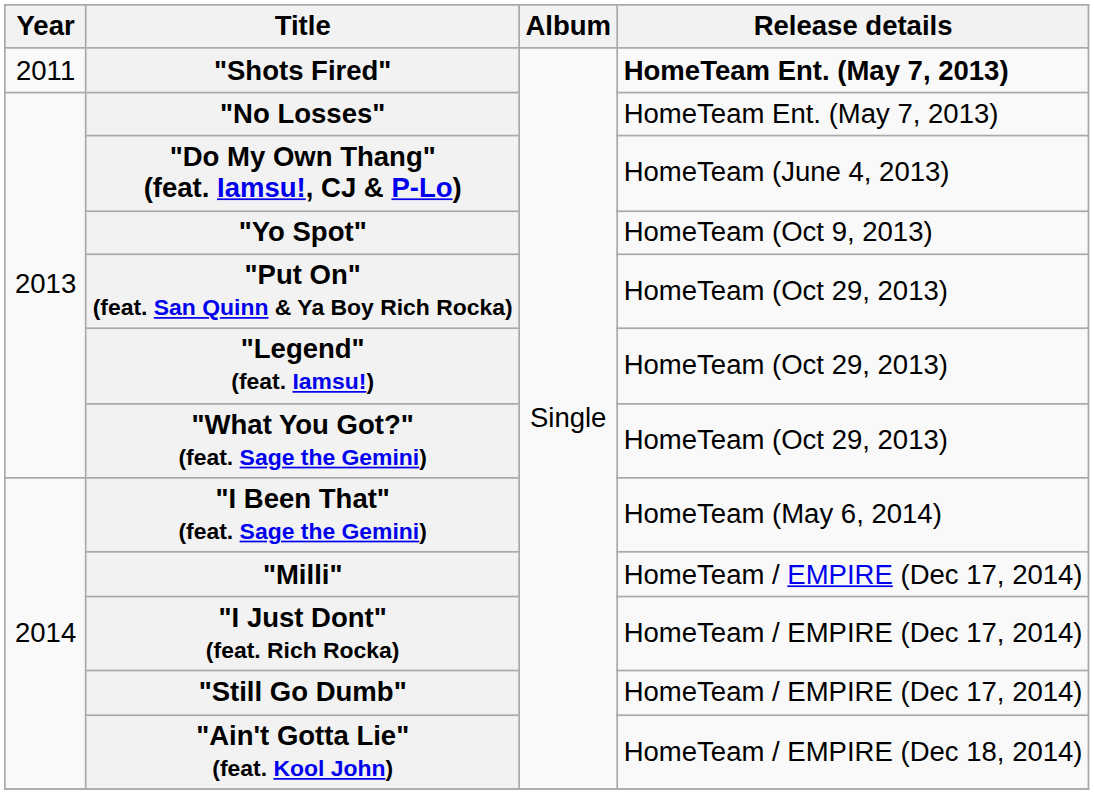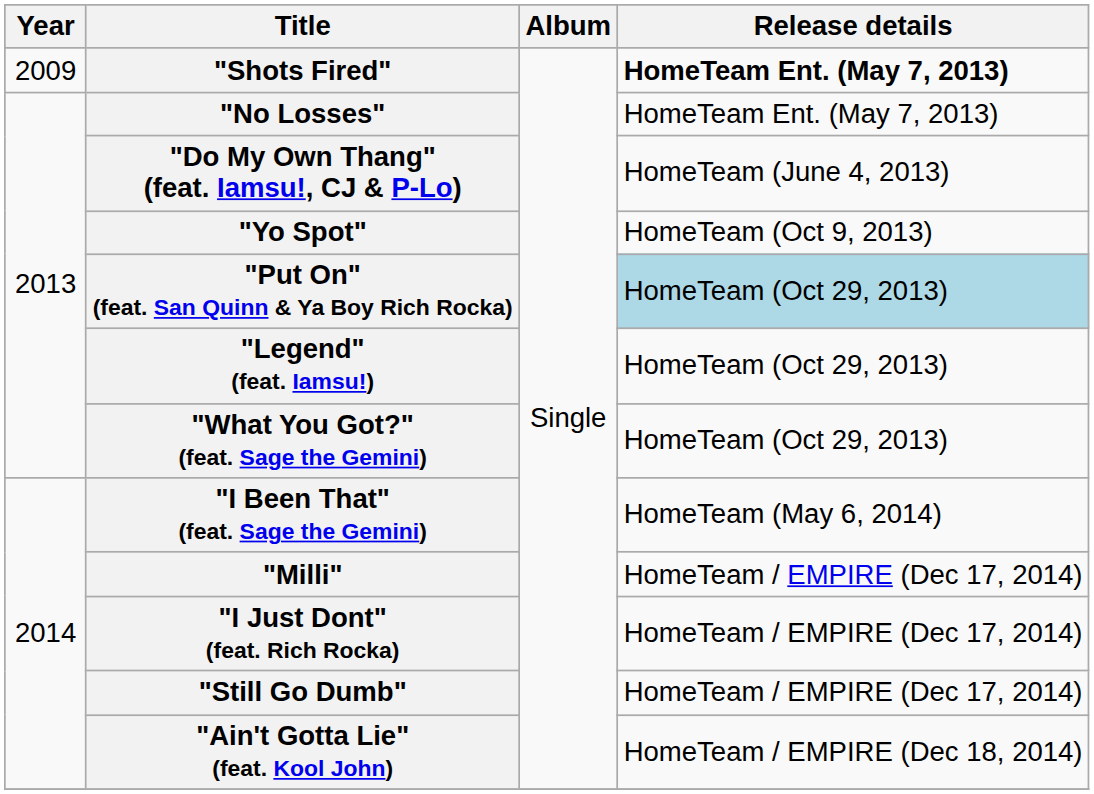(46, 69) 2011 -> (46, 69) 2009
(786, 290) no background -> (786, 290) lightblue background
